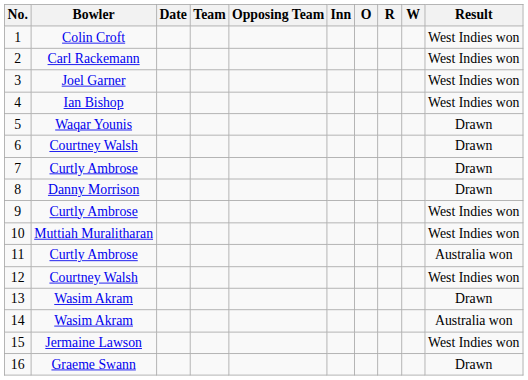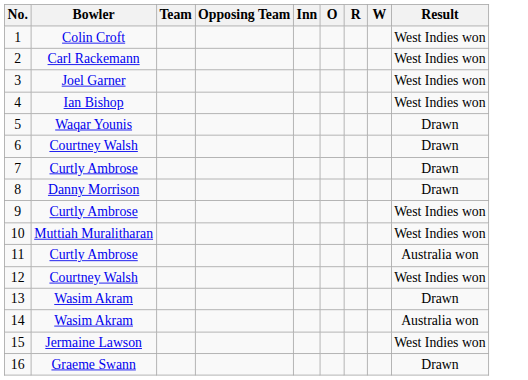- column: (173, 15)
